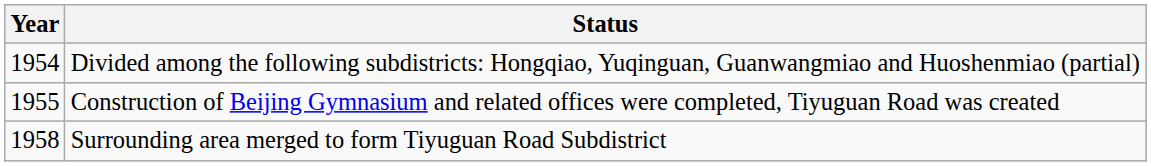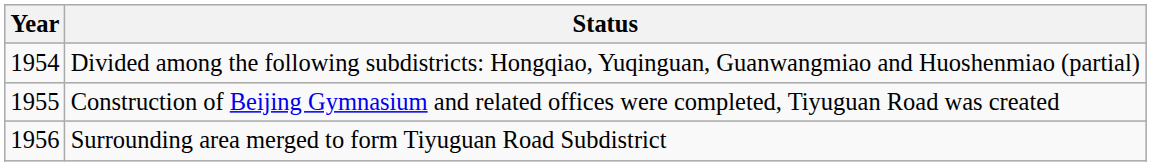(35, 140) 1958 -> (35, 140) 1956
